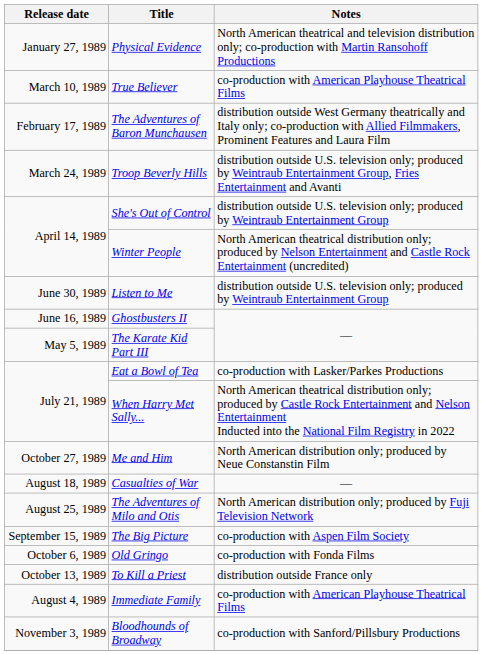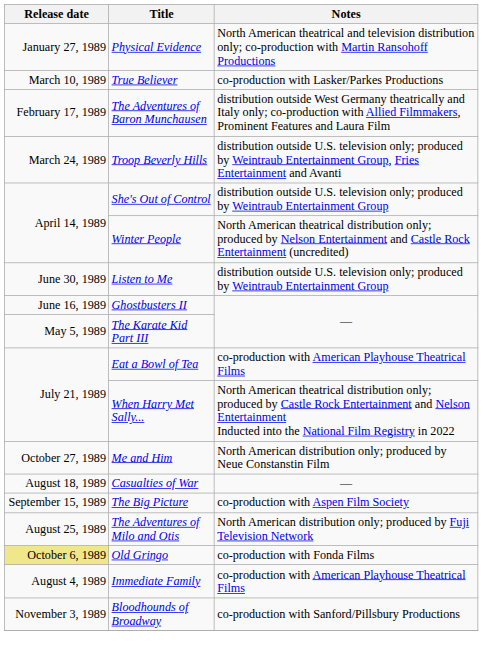(341, 86) co-production with American Playhouse Theatrical Films -> (330, 80) co-production with Lasker/Parkes Productions
(330, 371) co-production with Lasker/Parkes Productions -> (341, 364) co-production with American Playhouse Theatrical Films
rows swapped: (155, 509) <-> (150, 535)
(67, 555) no background -> (67, 555) khaki background
- row: (149, 574)
